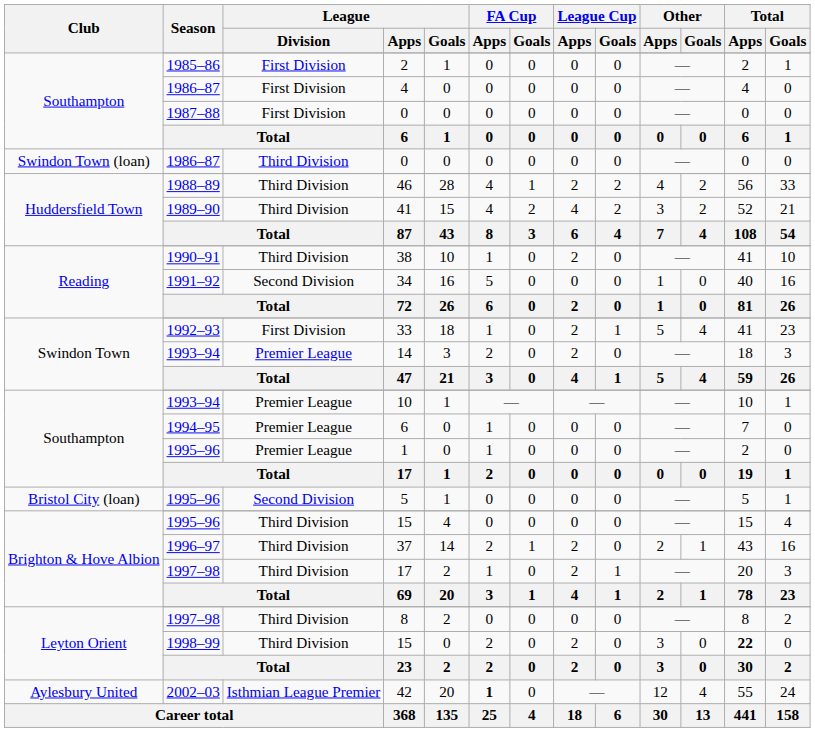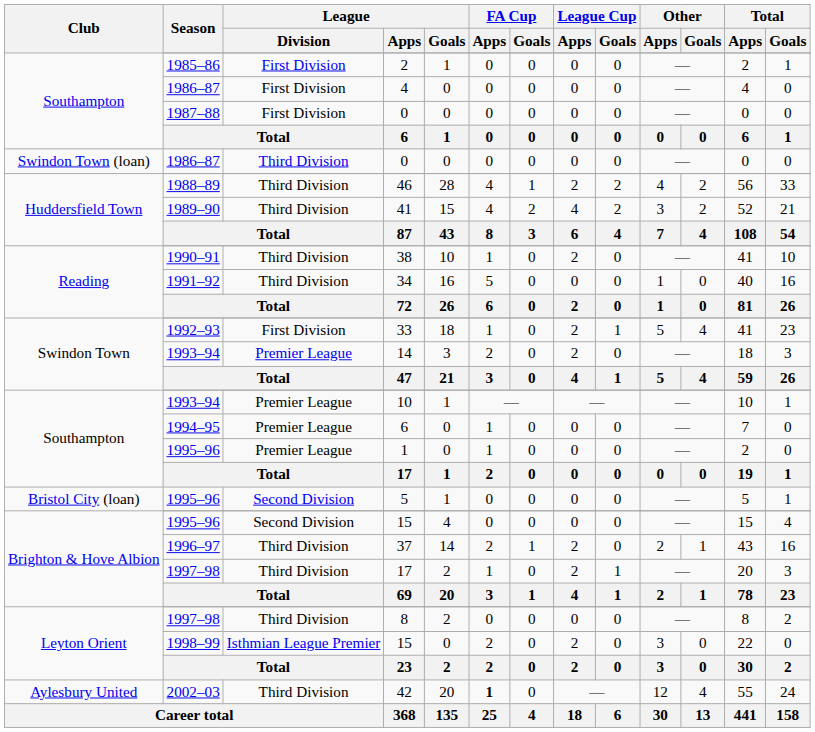(304, 281) Second Division -> (304, 281) Third Division
(304, 522) Third Division -> (304, 522) Second Division
(304, 643) Third Division -> (304, 643) Isthmian League Premier
(745, 643) bold -> (745, 643) normal
(304, 691) Isthmian League Premier -> (304, 691) Third Division
